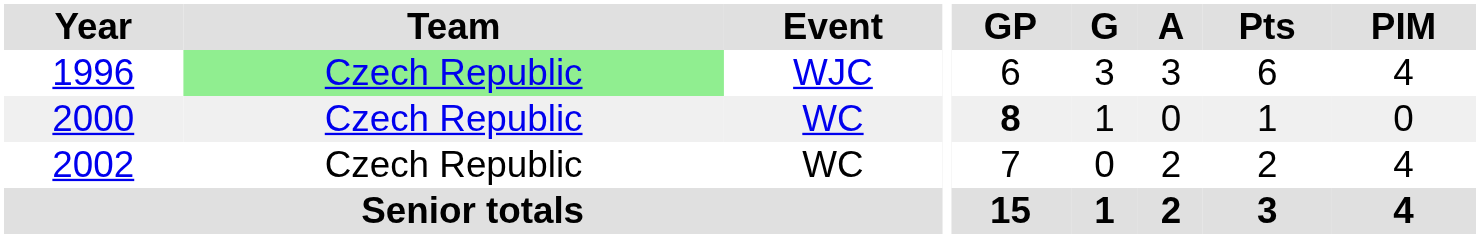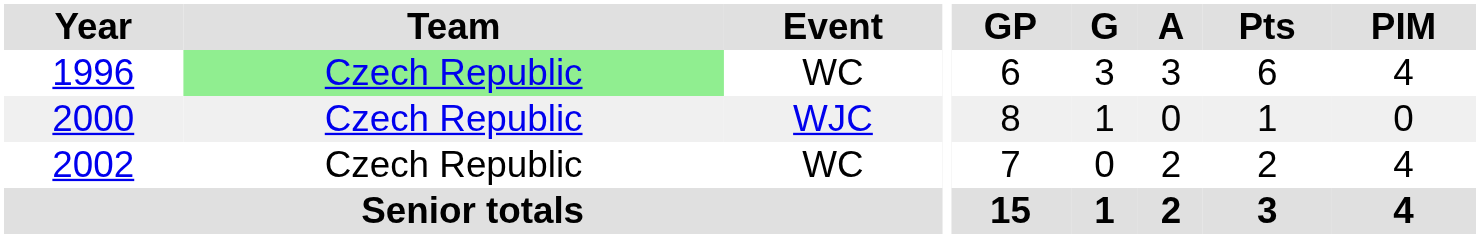(833, 72) WJC -> (833, 72) WC
(833, 118) WC -> (833, 118) WJC
(1010, 118) bold -> (1010, 118) normal
